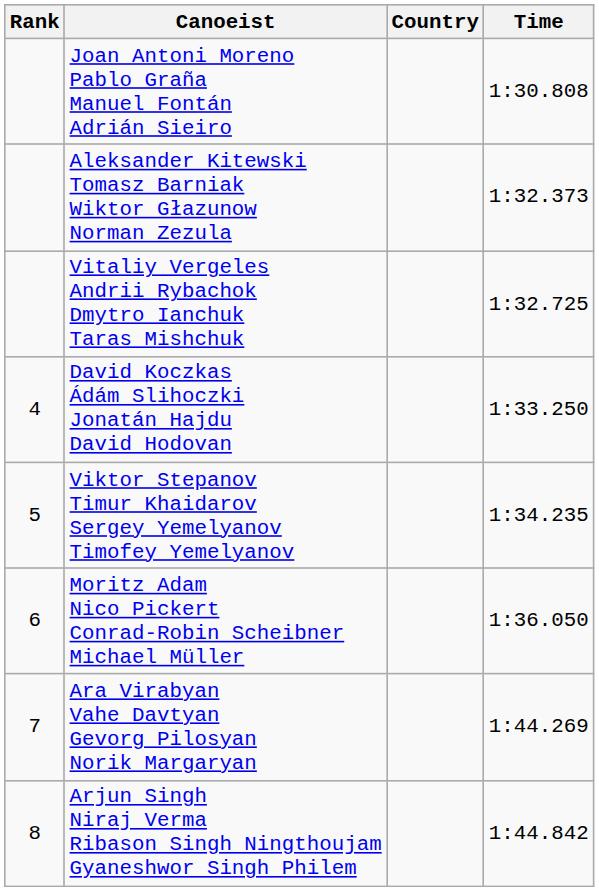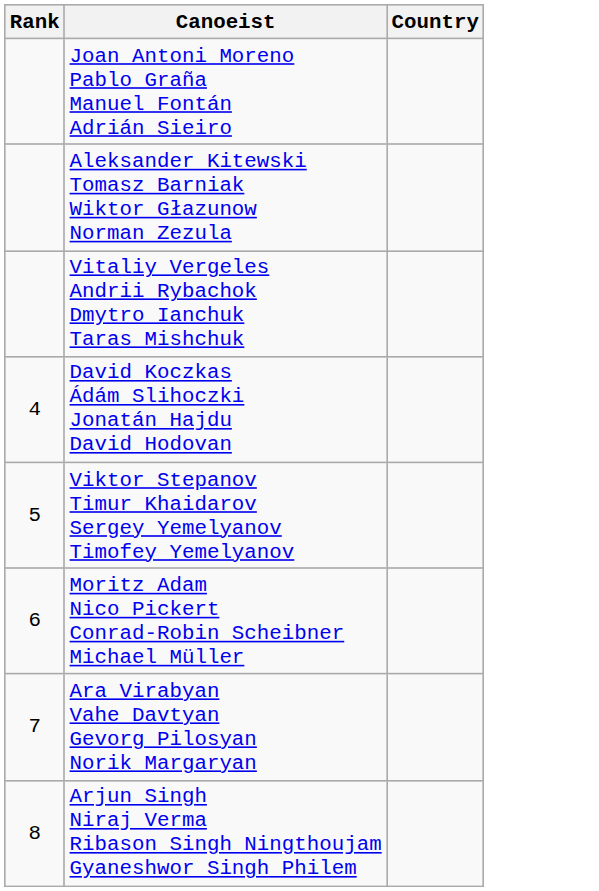- column: (539, 22)
